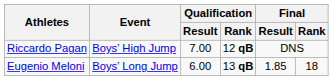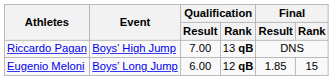(238, 49) 12 qB -> (238, 49) 13 qB
(238, 67) 13 qB -> (238, 67) 12 qB
(312, 67) 18 -> (312, 67) 15
